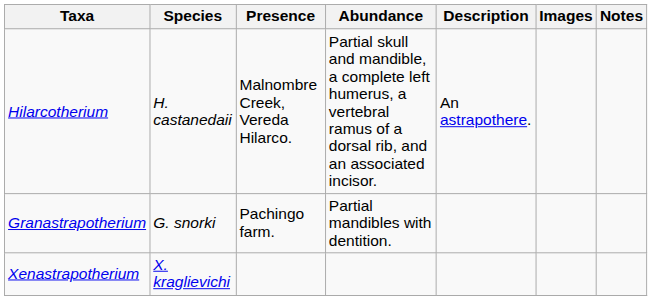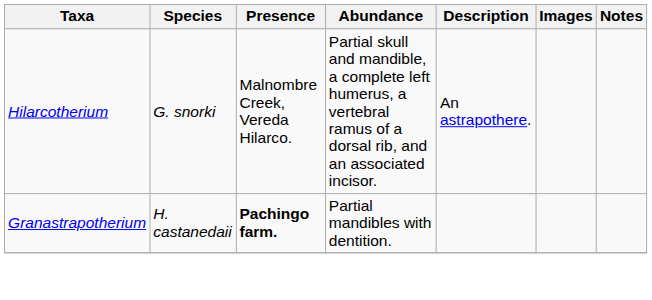(193, 111) H. castanedaii -> (184, 111) G. snorki
(184, 223) G. snorki -> (193, 223) H. castanedaii
(272, 223) normal -> (274, 223) bold
- row: (74, 273)
